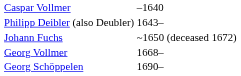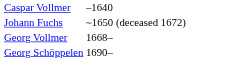- row: (69, 22)
